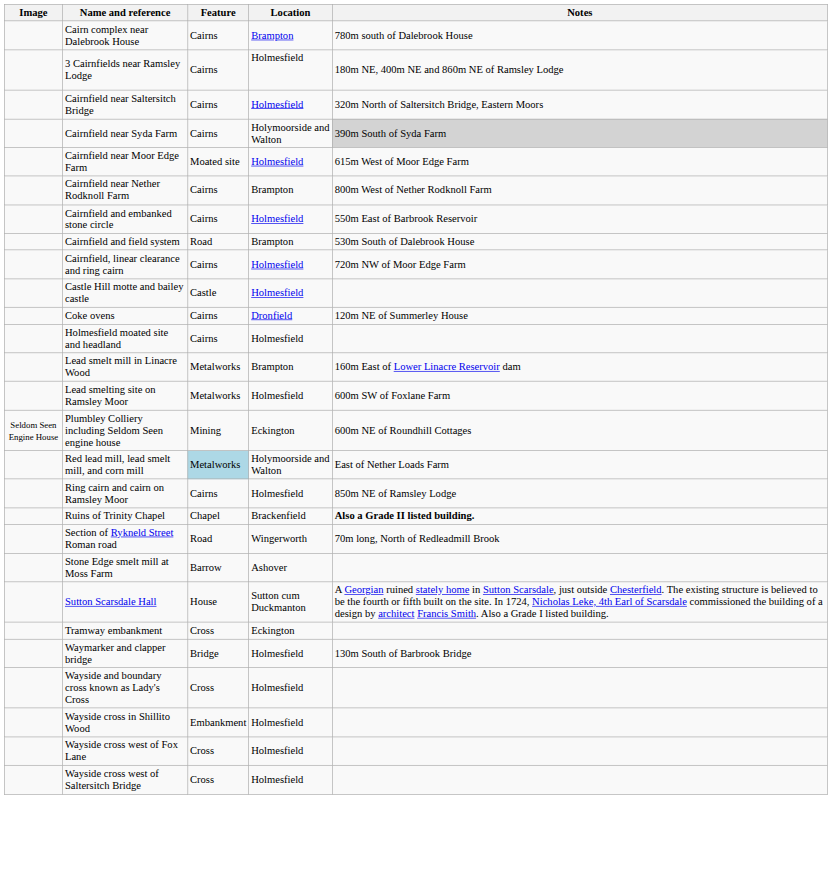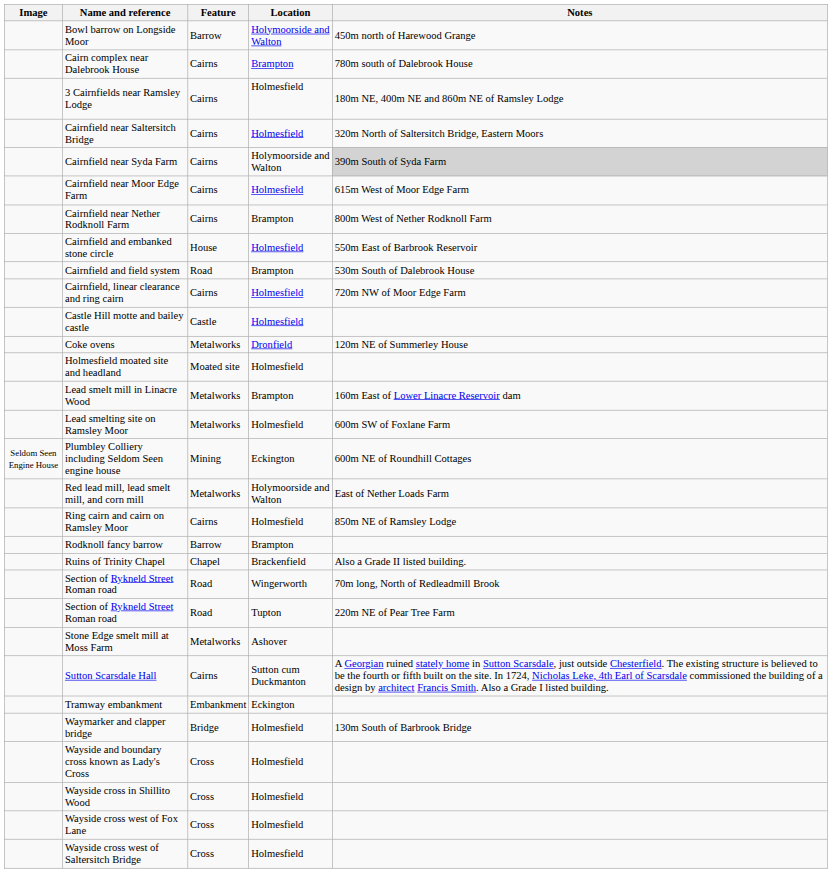+ row: (120, 35)
(215, 161) Moated site -> (204, 190) Cairns
(204, 219) Cairns -> (204, 247) House
(204, 315) Cairns -> (215, 344) Metalworks
(204, 338) Cairns -> (215, 367) Moated site
(215, 464) lightblue background -> (215, 493) no background
+ row: (114, 544)
(405, 516) bold -> (400, 561) normal
+ row: (119, 612)
(206, 567) Barrow -> (215, 641) Metalworks
(204, 602) House -> (204, 676) Cairns
(202, 630) Cross -> (218, 704) Embankment
(218, 722) Embankment -> (202, 796) Cross
